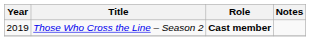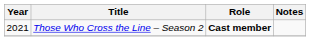(18, 28) 2019 -> (18, 28) 2021
